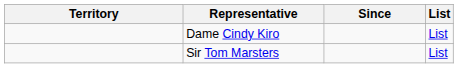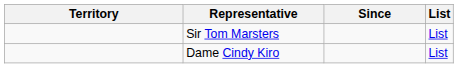rows swapped: (233, 53) <-> (233, 33)
